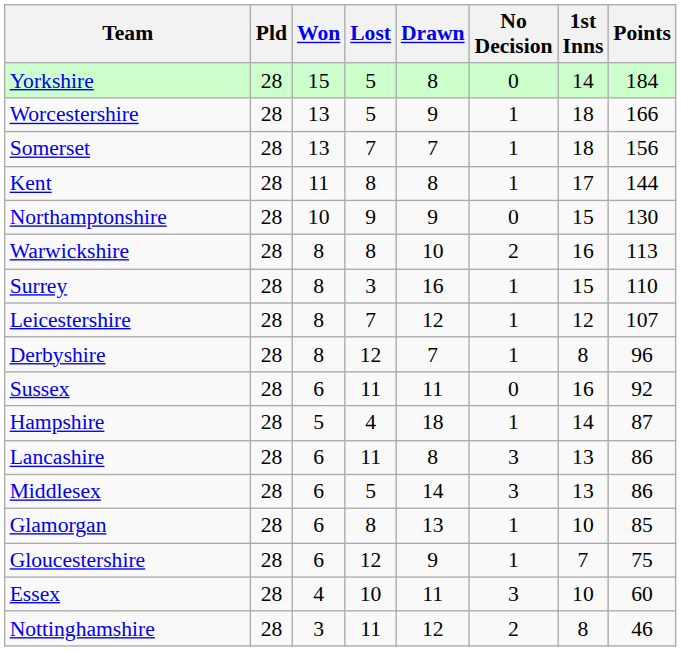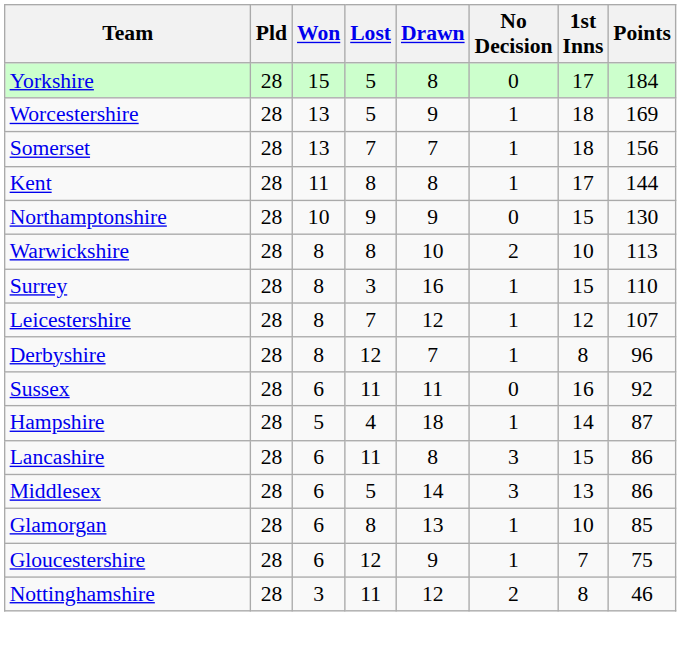(583, 80) 14 -> (583, 80) 17
(642, 114) 166 -> (642, 114) 169
(583, 251) 16 -> (583, 251) 10
(583, 457) 13 -> (583, 457) 15
- row: (35, 594)
